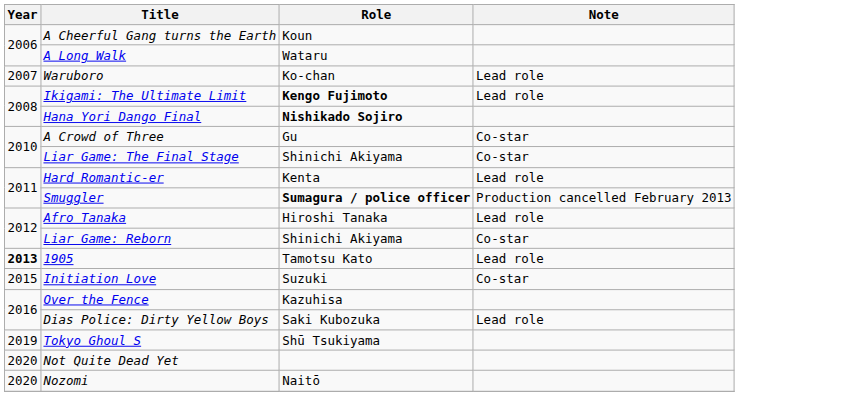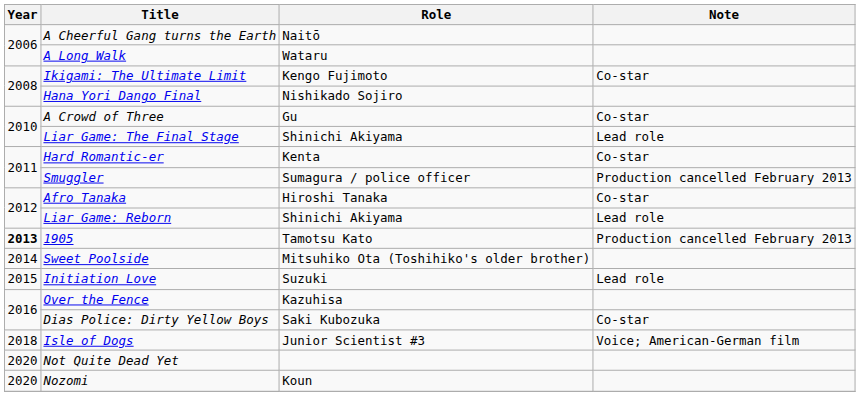(297, 35) Koun -> (301, 35) Naitō
- row: (74, 76)
(335, 96) bold -> (335, 76) normal
(510, 96) Lead role -> (623, 76) Co-star
(342, 116) bold -> (342, 96) normal
(502, 157) Co-star -> (630, 137) Lead role
(510, 177) Lead role -> (623, 157) Co-star
(376, 198) bold -> (376, 177) normal
(510, 218) Lead role -> (623, 198) Co-star
(502, 238) Co-star -> (630, 218) Lead role
(510, 259) Lead role -> (724, 238) Production cancelled February 2013
+ row: (96, 259)
(502, 279) Co-star -> (630, 279) Lead role
(510, 320) Lead role -> (623, 320) Co-star
+ row: (89, 340)
- row: (92, 340)
(301, 381) Naitō -> (297, 381) Koun
